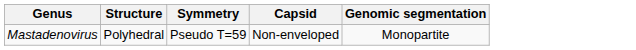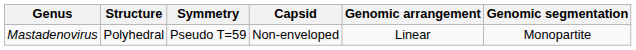+ column: (413, 14)
